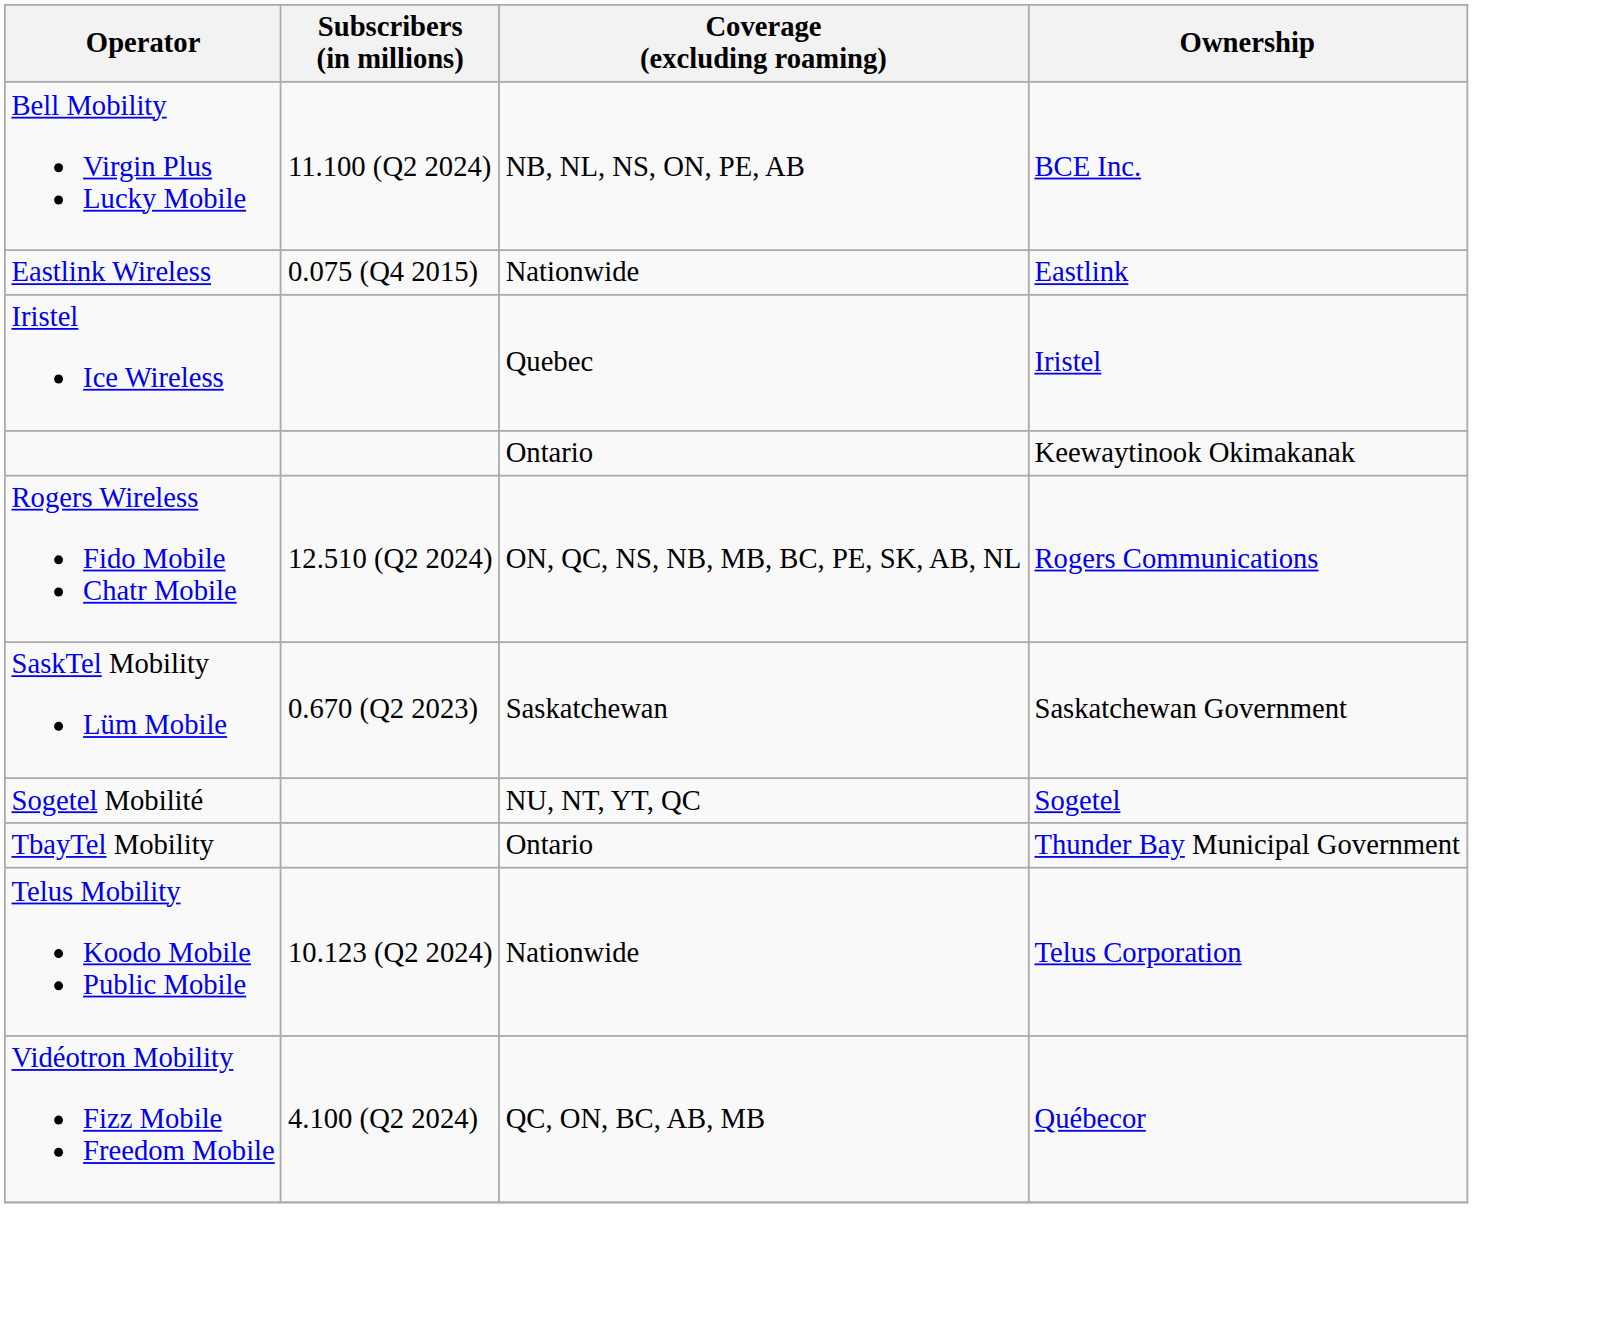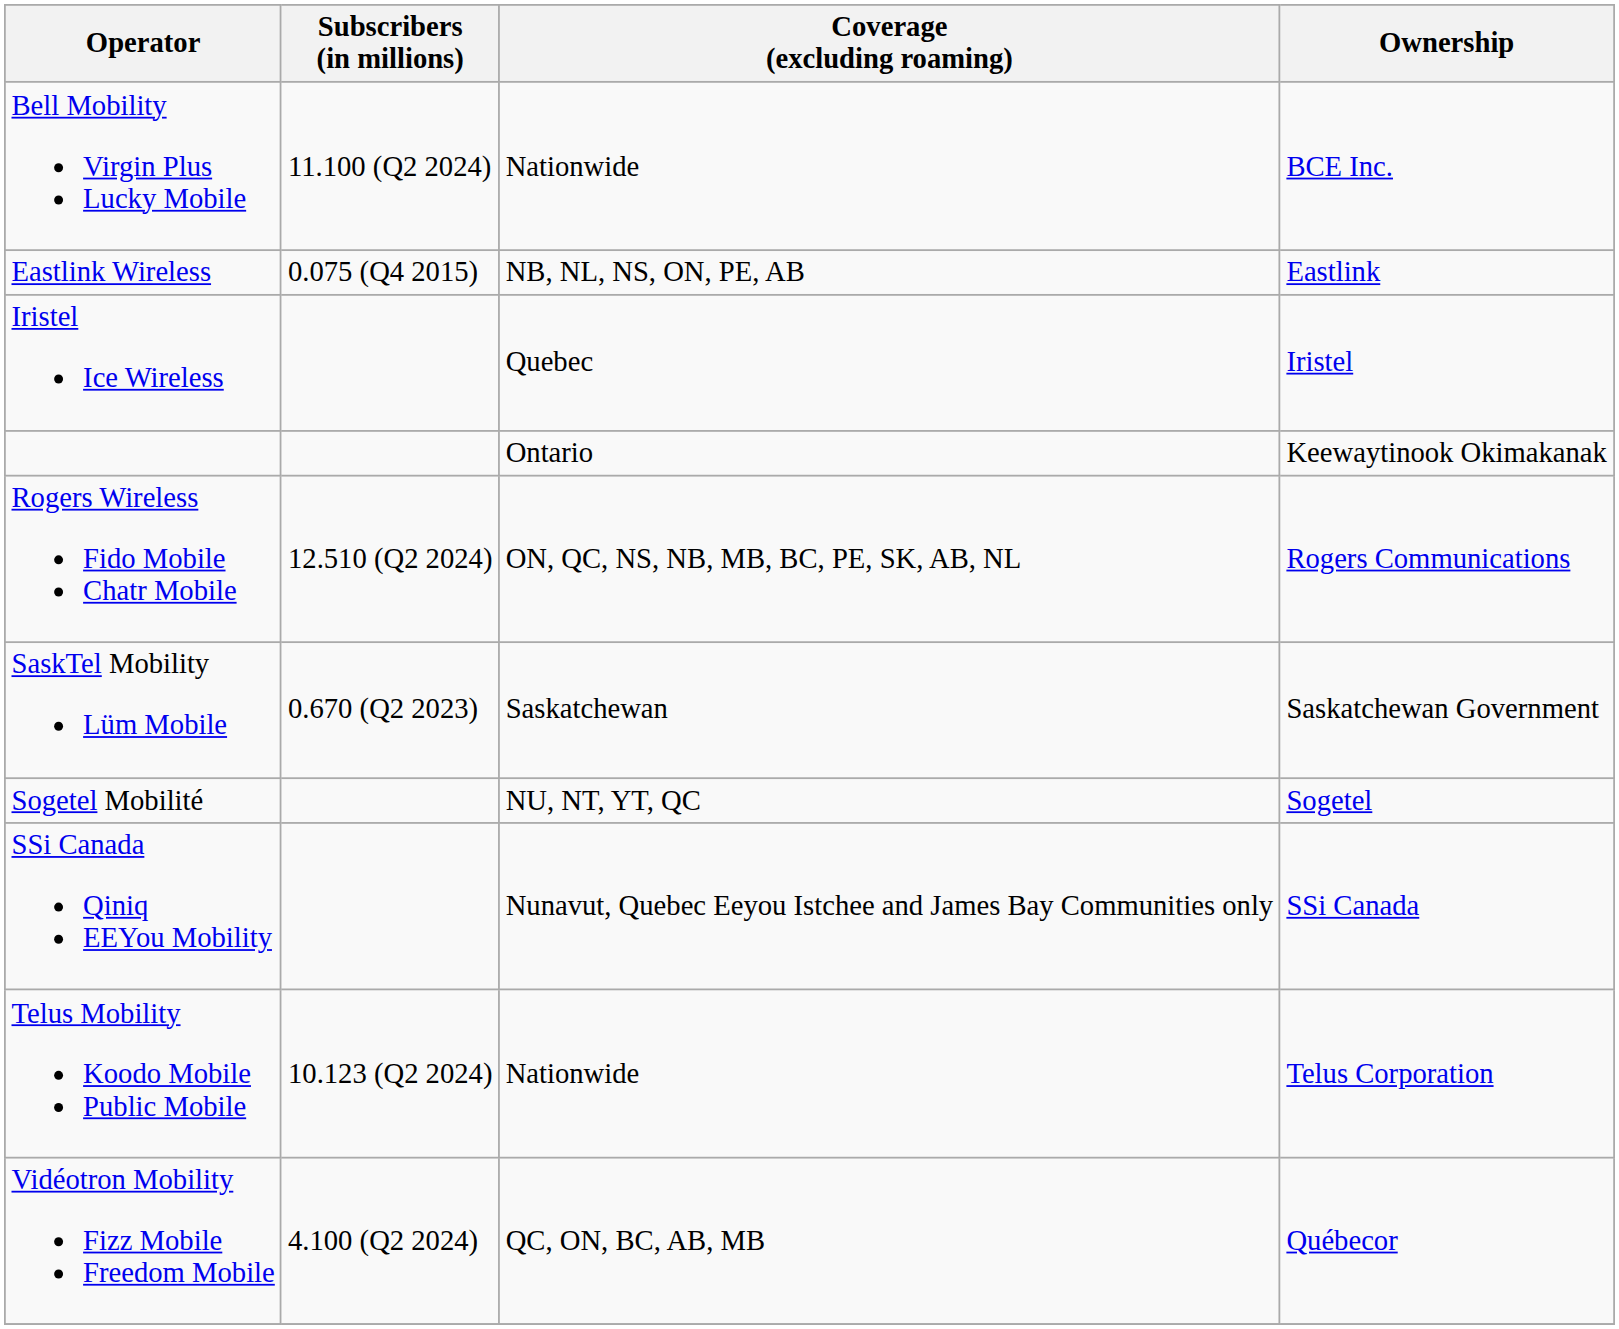(655, 165) NB, NL, NS, ON, PE, AB -> (572, 165) Nationwide
(572, 271) Nationwide -> (655, 271) NB, NL, NS, ON, PE, AB
+ row: (143, 892)
- row: (113, 845)
